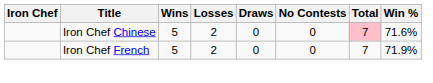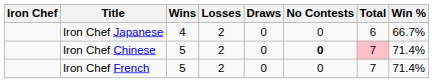+ row: (113, 31)
(313, 31) normal -> (320, 50) bold
(401, 31) 71.6% -> (409, 50) 71.4%
(401, 50) 71.9% -> (409, 68) 71.4%
